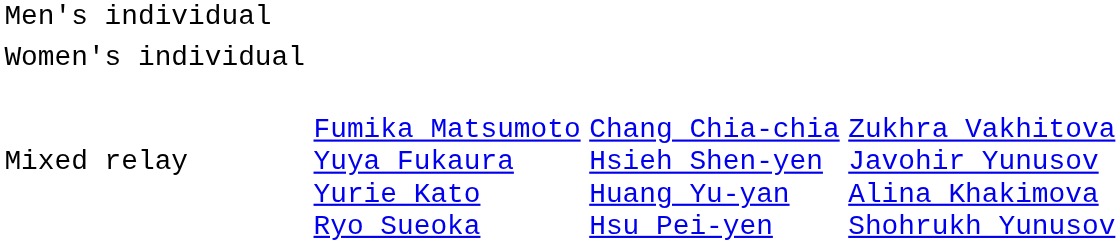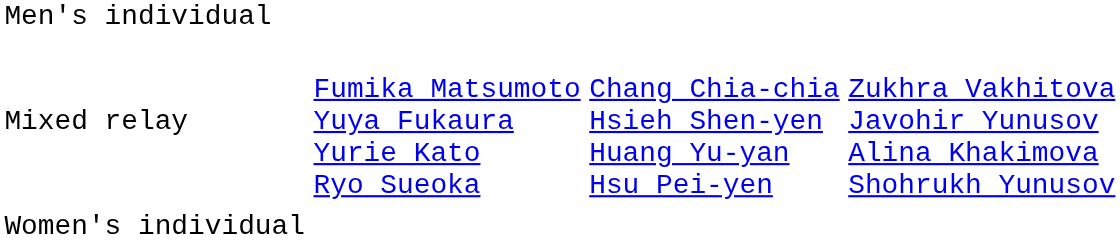rows swapped: (155, 57) <-> (96, 162)
